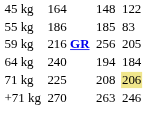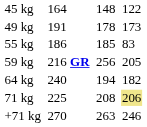+ row: (19, 26)
(132, 62) 184 -> (132, 80) 182
